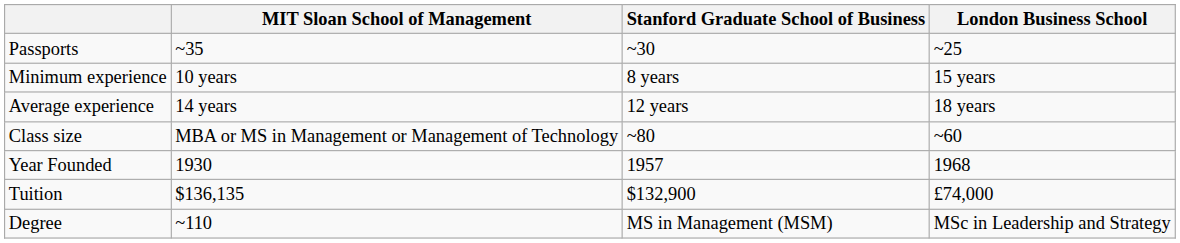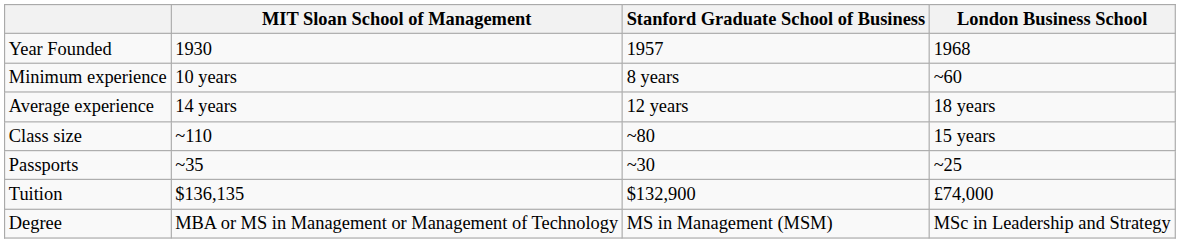rows swapped: (60, 164) <-> (44, 48)
(965, 77) 15 years -> (948, 77) ~60
(397, 135) MBA or MS in Management or Management of Technology -> (194, 135) ~110
(948, 135) ~60 -> (965, 135) 15 years
(194, 223) ~110 -> (397, 223) MBA or MS in Management or Management of Technology
